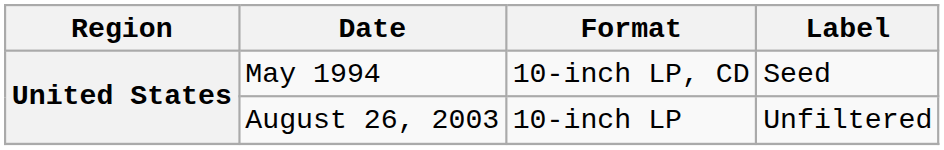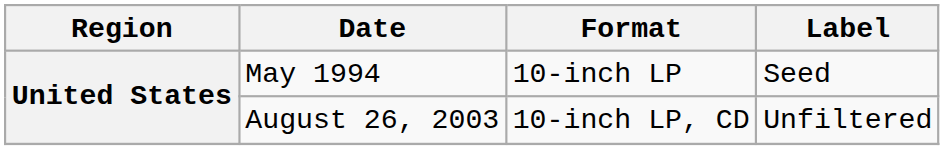(631, 74) 10-inch LP, CD -> (597, 74) 10-inch LP
(597, 120) 10-inch LP -> (631, 120) 10-inch LP, CD
